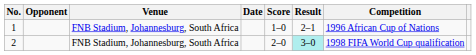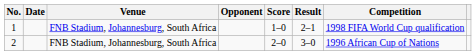columns swapped: (253, 12) <-> (46, 12)
(382, 27) 1996 African Cup of Nations -> (395, 27) 1998 FIFA World Cup qualification
(308, 43) paleturquoise background -> (308, 43) no background
(395, 43) 1998 FIFA World Cup qualification -> (382, 43) 1996 African Cup of Nations
